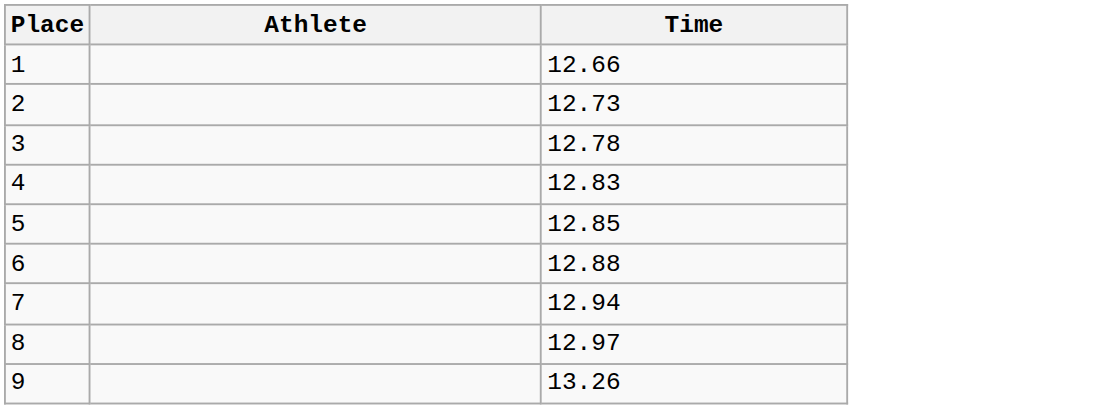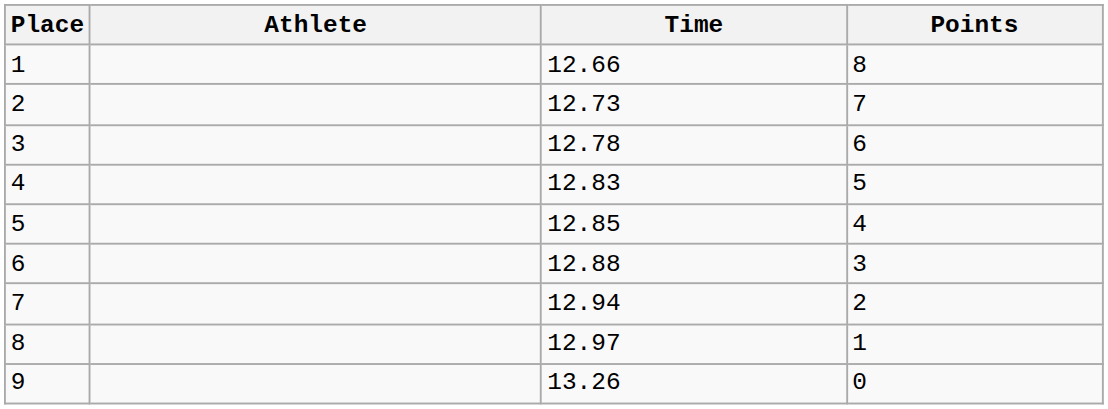+ column: (974, 25)
